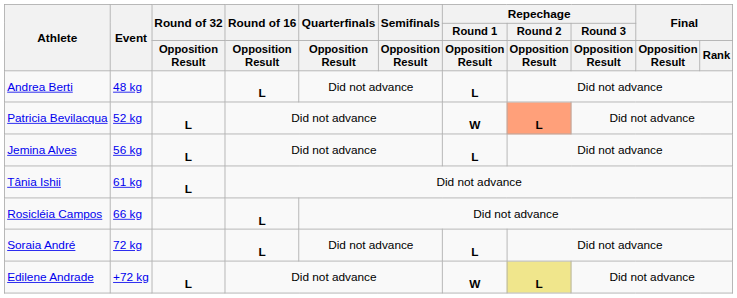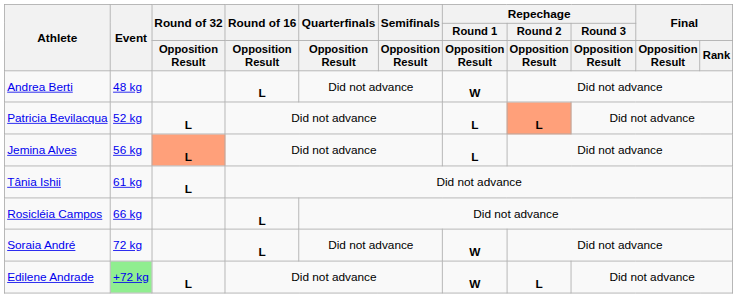(475, 93) L -> (475, 93) W
(475, 125) W -> (475, 125) L
(188, 157) no background -> (188, 157) lightsalmon background
(475, 252) L -> (475, 252) W
(131, 278) no background -> (131, 278) lightgreen background
(539, 284) khaki background -> (539, 284) no background
